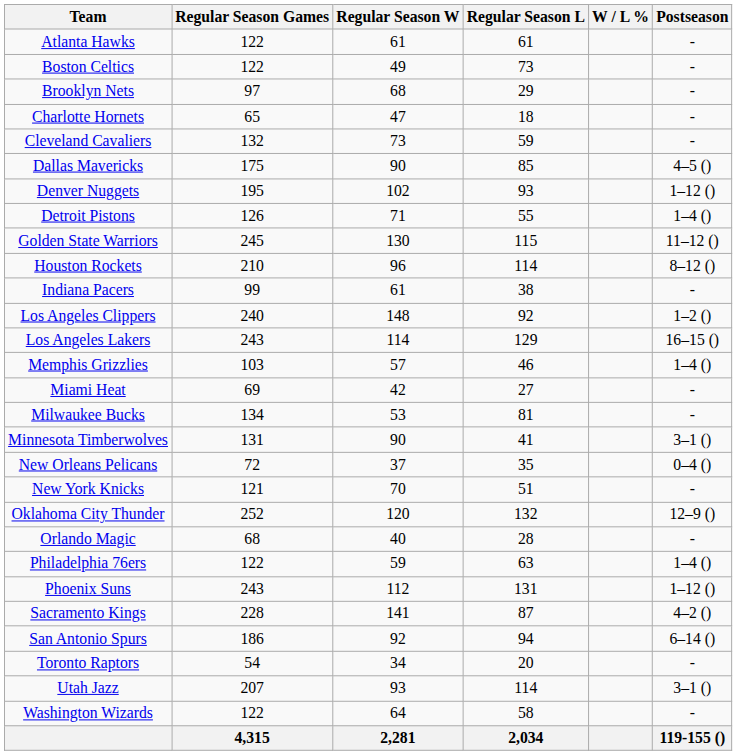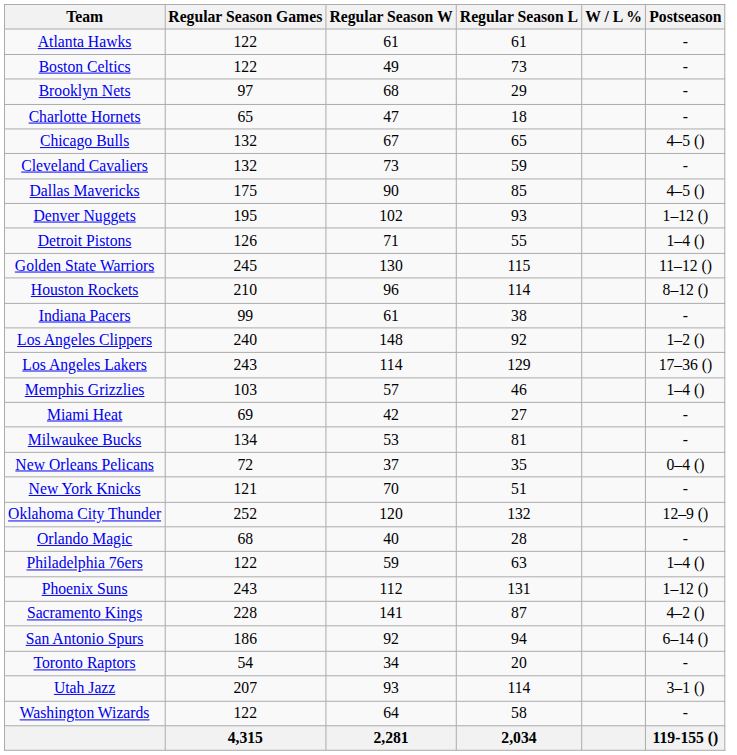+ row: (85, 141)
(692, 340) 16–15 () -> (685, 365) 17–36 ()
- row: (88, 439)
